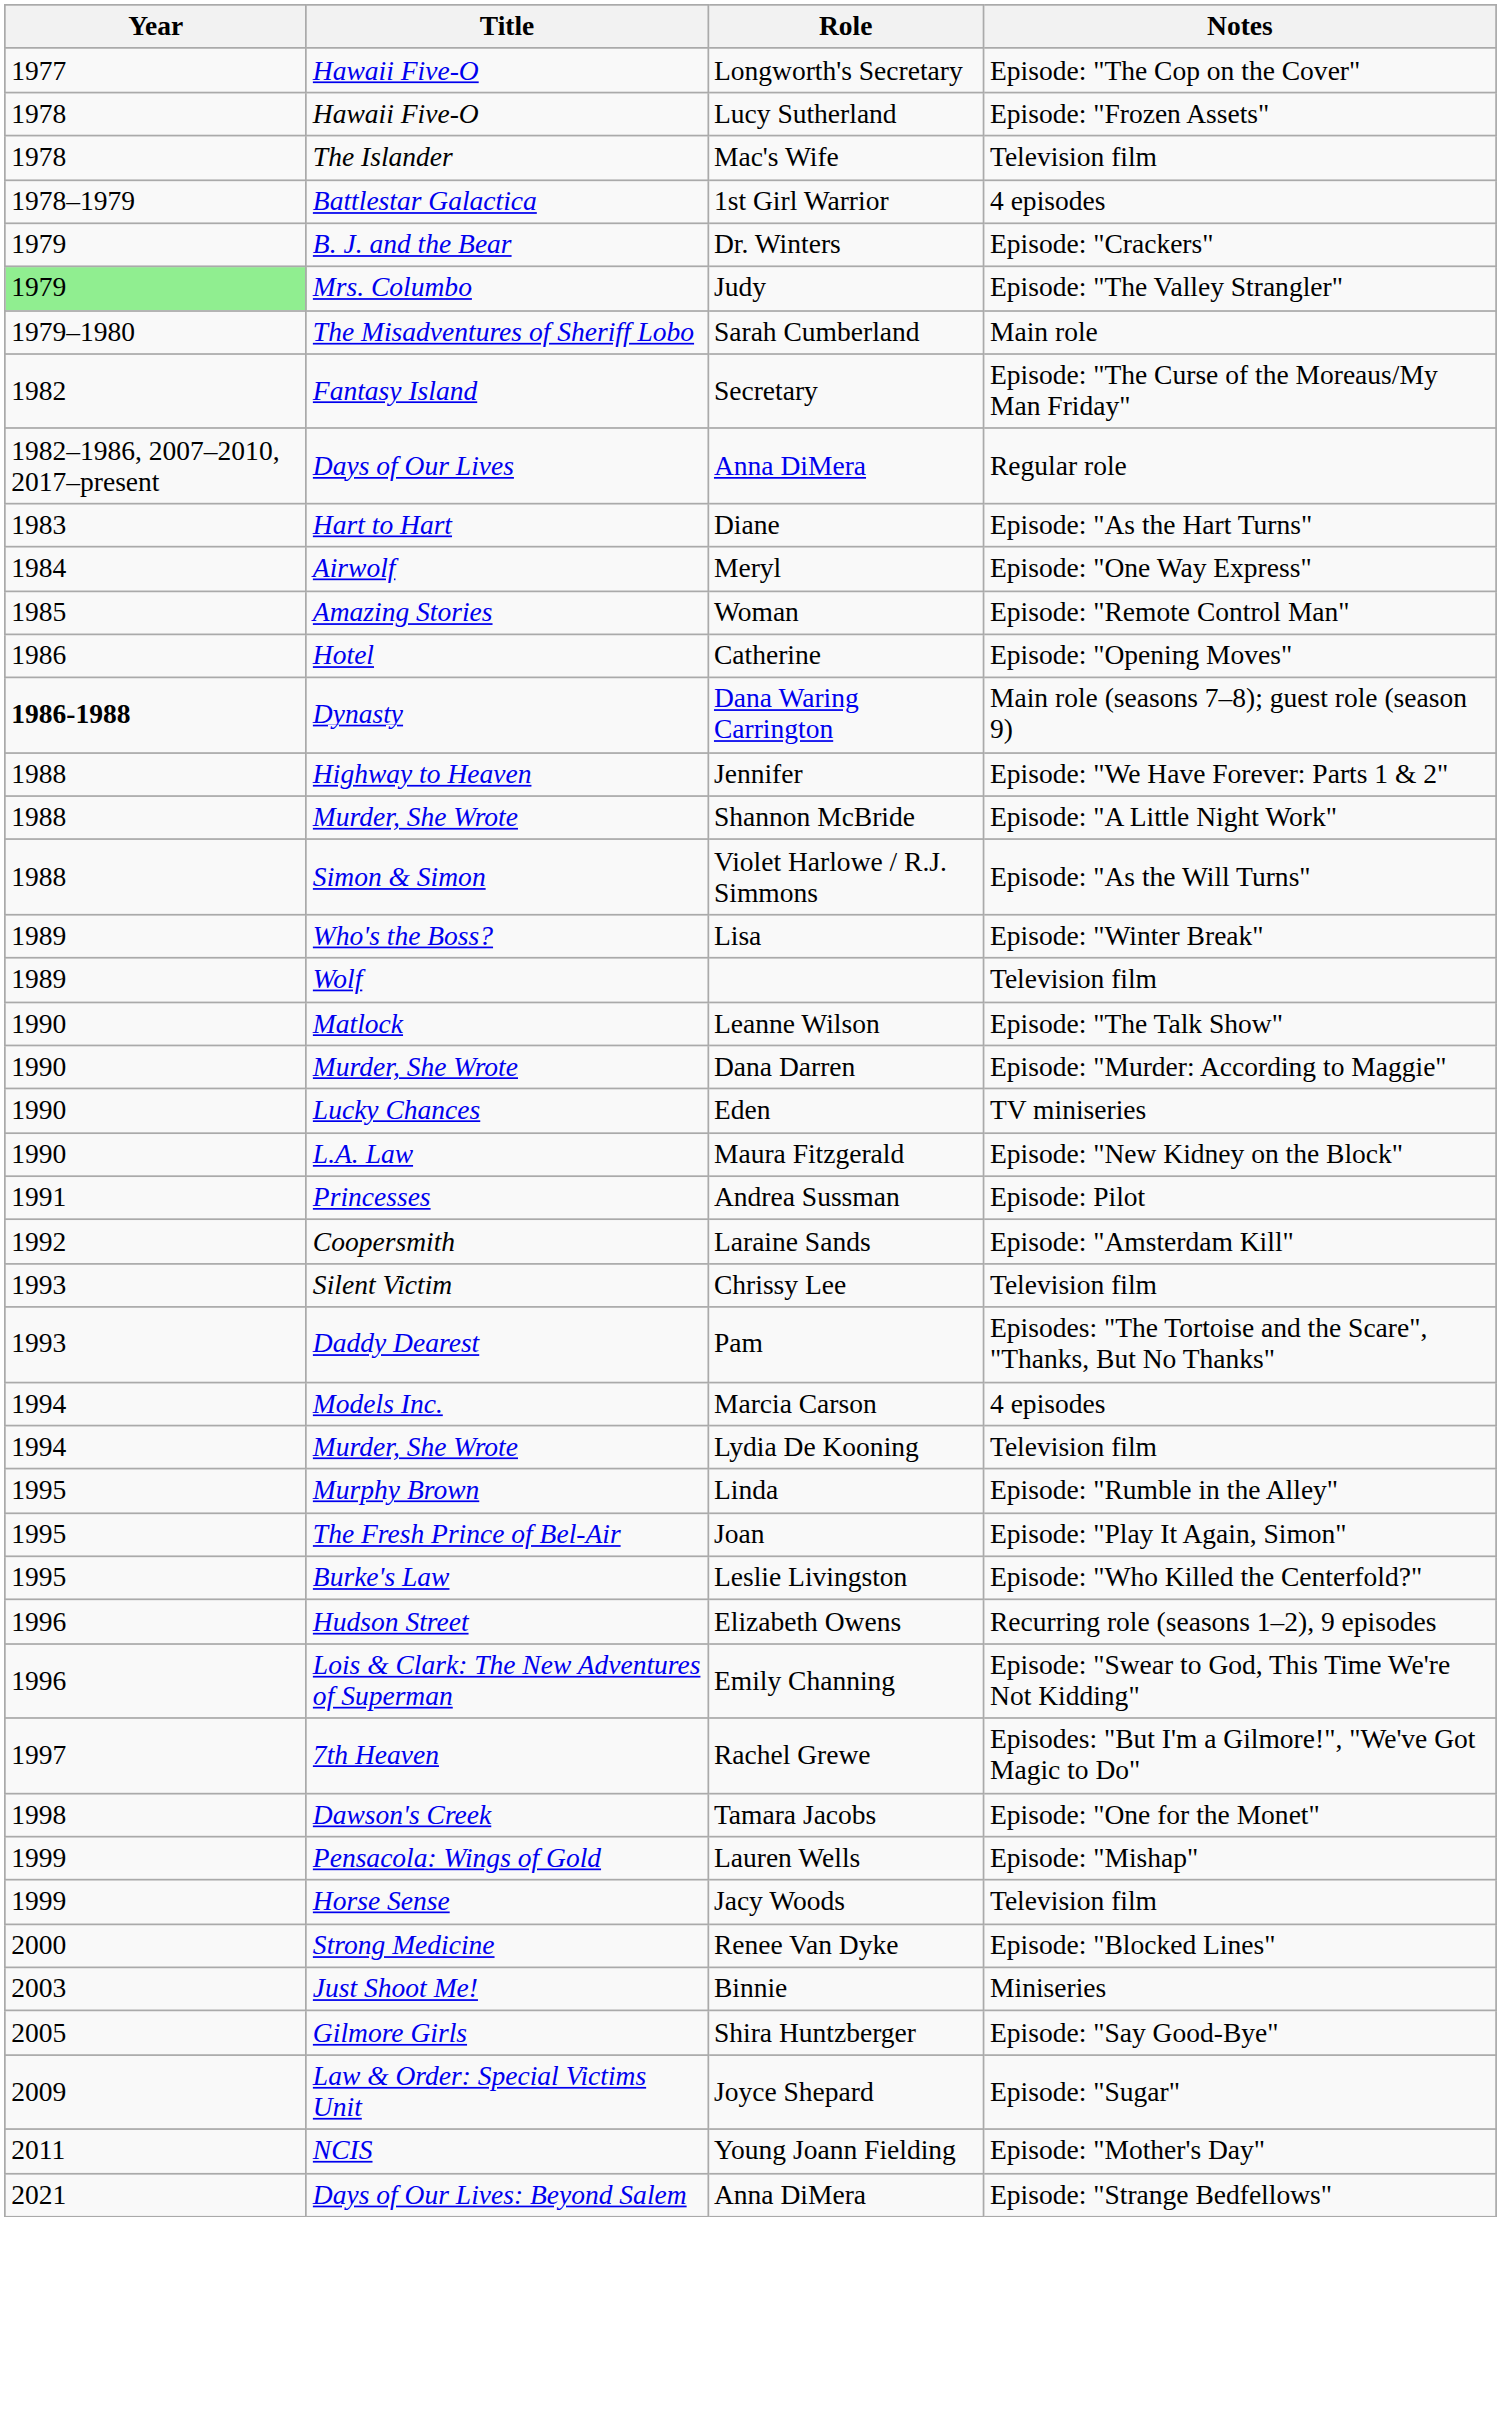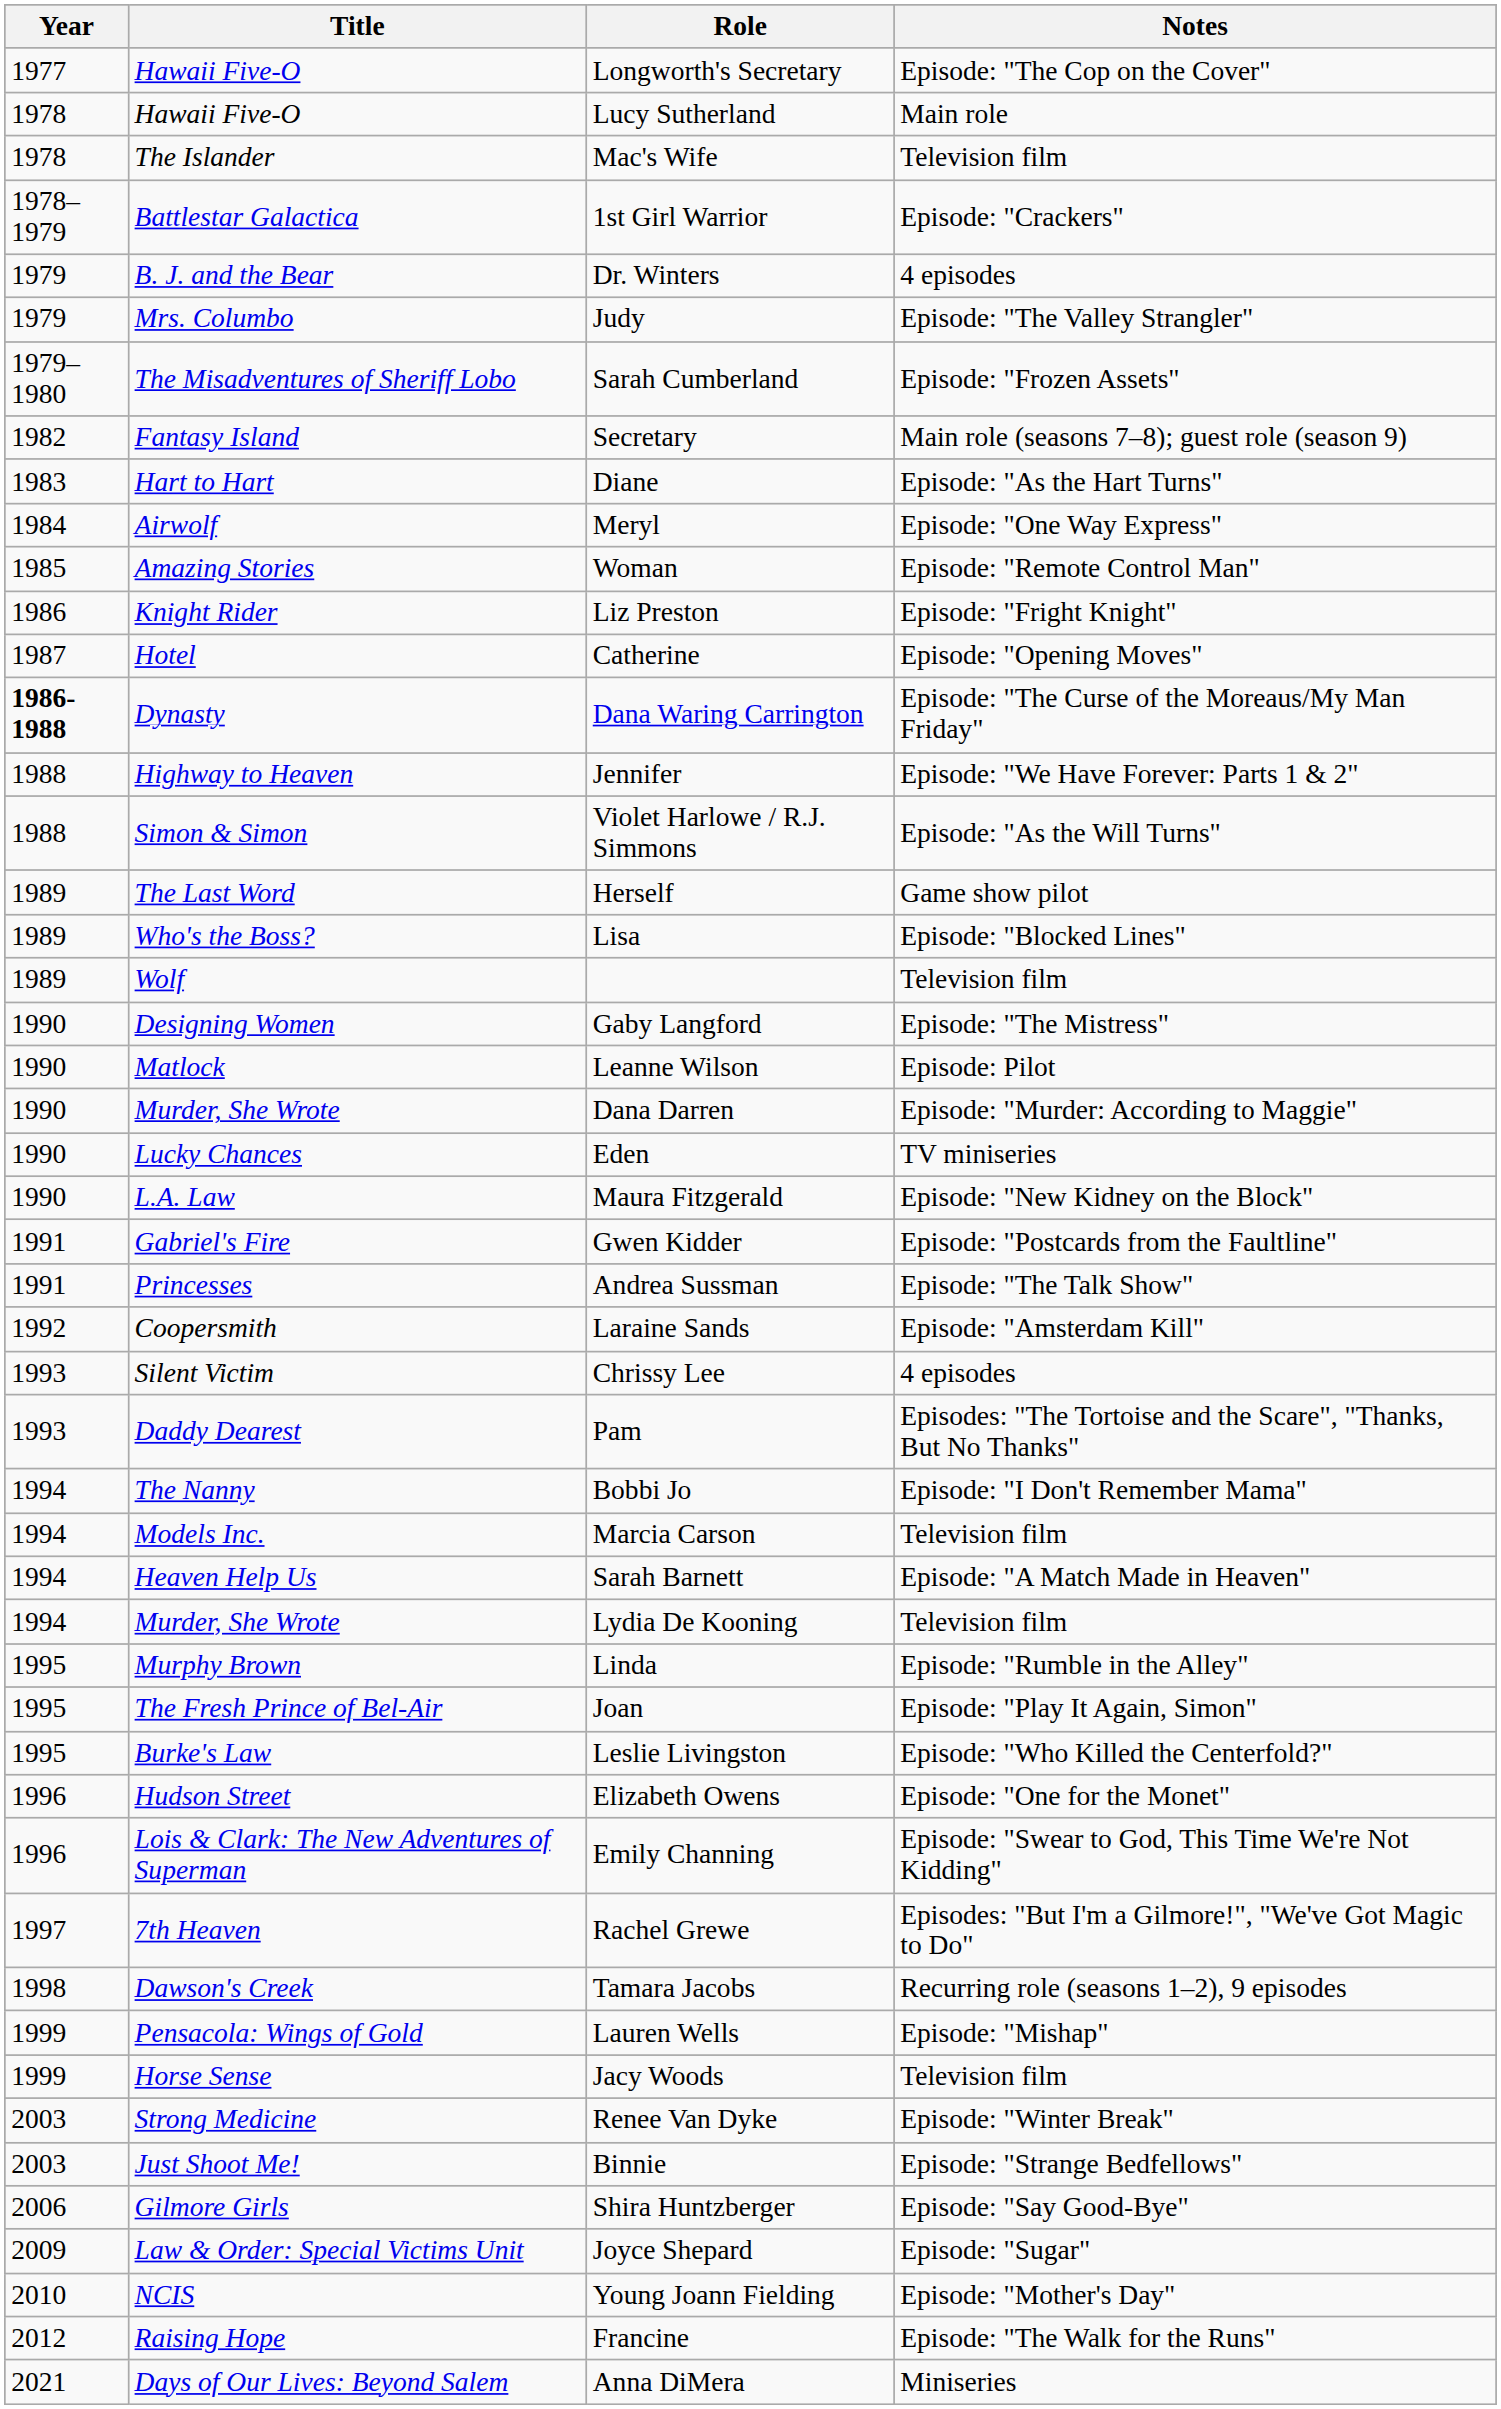(1130, 113) Episode: "Frozen Assets" -> (954, 113) Main role
(1048, 200) 4 episodes -> (1012, 216) Episode: "Crackers"
(1102, 244) Episode: "Crackers" -> (958, 275) 4 episodes
(39, 288) lightgreen background -> (39, 319) no background
(1044, 331) Main role -> (1040, 378) Episode: "Frozen Assets"
(1214, 390) Episode: "The Curse of the Moreaus/My Man Friday" -> (1154, 437) Main role (seasons 7–8); guest role (season 9)
- row: (413, 465)
+ row: (206, 611)
(39, 655) 1986 -> (39, 655) 1987
(1228, 714) Main role (seasons 7–8); guest role (season 9) -> (1153, 714) Episode: "The Curse of the Moreaus/My Man Friday"
- row: (415, 817)
+ row: (215, 892)
(1127, 935) Episode: "Winter Break" -> (1043, 935) Episode: "Blocked Lines"
+ row: (235, 1023)
(1136, 1023) Episode: "The Talk Show" -> (978, 1066) Episode: Pilot
+ row: (212, 1241)
(1068, 1197) Episode: Pilot -> (1047, 1284) Episode: "The Talk Show"
(1074, 1284) Television film -> (958, 1372) 4 episodes
+ row: (195, 1490)
(1048, 1403) 4 episodes -> (984, 1534) Television film
+ row: (226, 1577)
(1213, 1621) Recurring role (seasons 1–2), 9 episodes -> (1065, 1795) Episode: "One for the Monet"
(1155, 1814) Episode: "One for the Monet" -> (1123, 1988) Recurring role (seasons 1–2), 9 episodes
(39, 1945) 2000 -> (39, 2119) 2003
(1133, 1945) Episode: "Blocked Lines" -> (1037, 2119) Episode: "Winter Break"
(1048, 1988) Miniseries -> (1071, 2163) Episode: "Strange Bedfellows"
(39, 2032) 2005 -> (39, 2207) 2006
(38, 2150) 2011 -> (39, 2294) 2010
+ row: (210, 2338)
(1161, 2194) Episode: "Strange Bedfellows" -> (958, 2381) Miniseries
